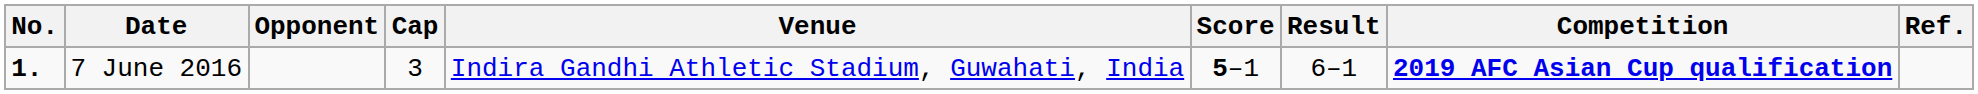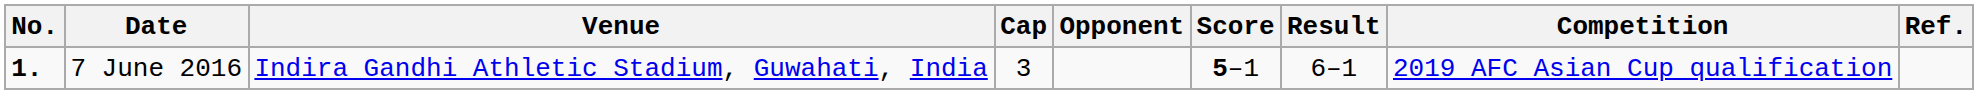columns swapped: (818, 26) <-> (317, 26)
(1643, 69) bold -> (1643, 69) normal
